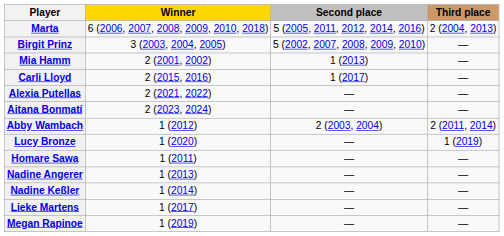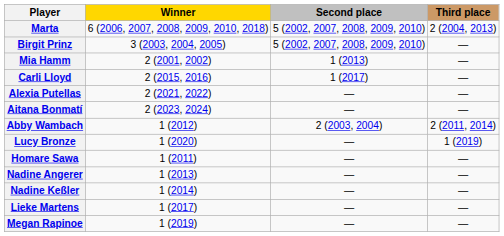(349, 28) 5 (2005, 2011, 2012, 2014, 2016) -> (349, 28) 5 (2002, 2007, 2008, 2009, 2010)
